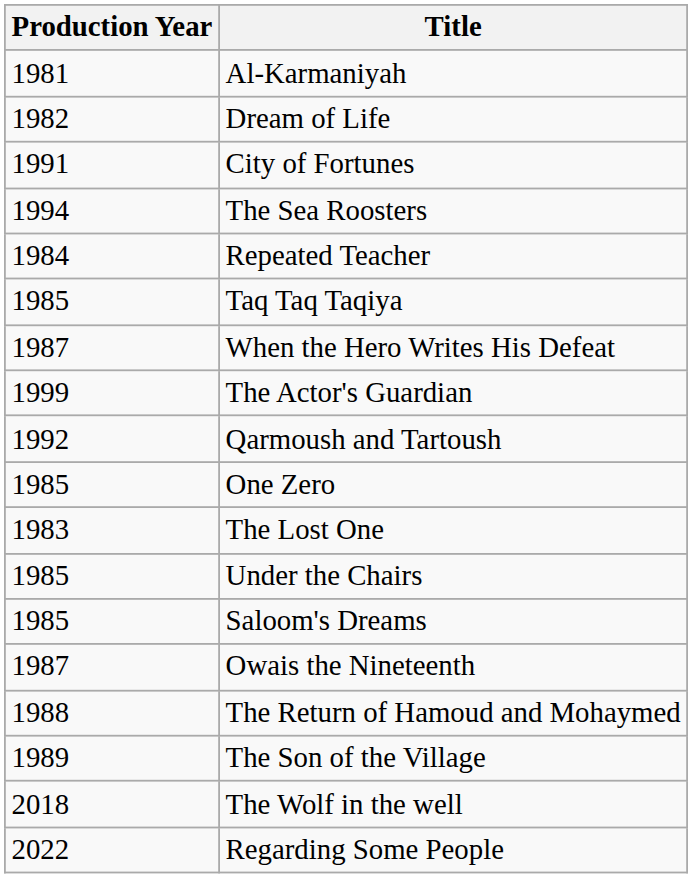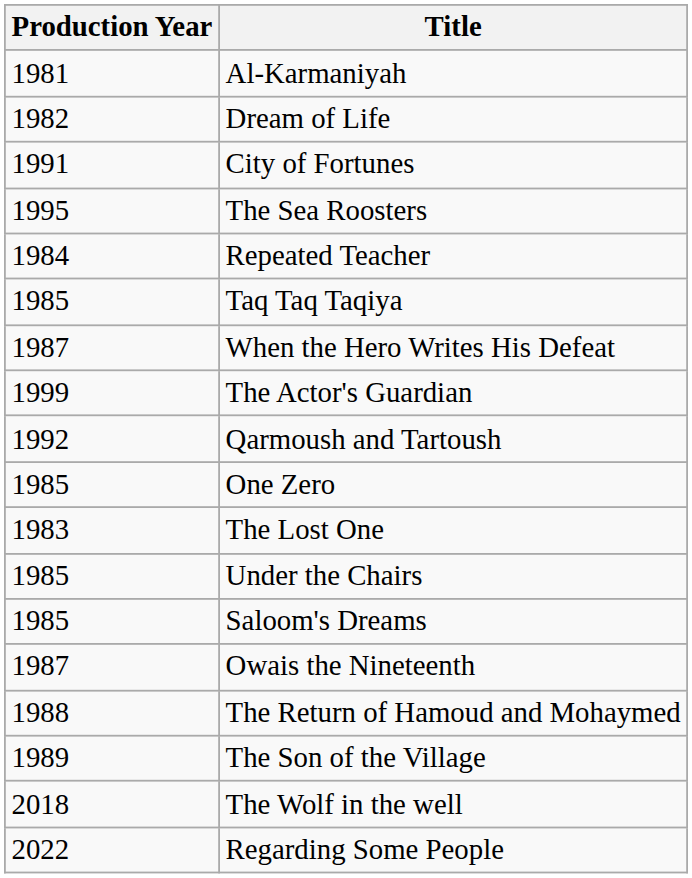(40, 210) 1994 -> (40, 210) 1995
